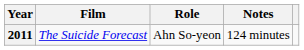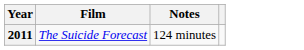- column: (187, 14)
